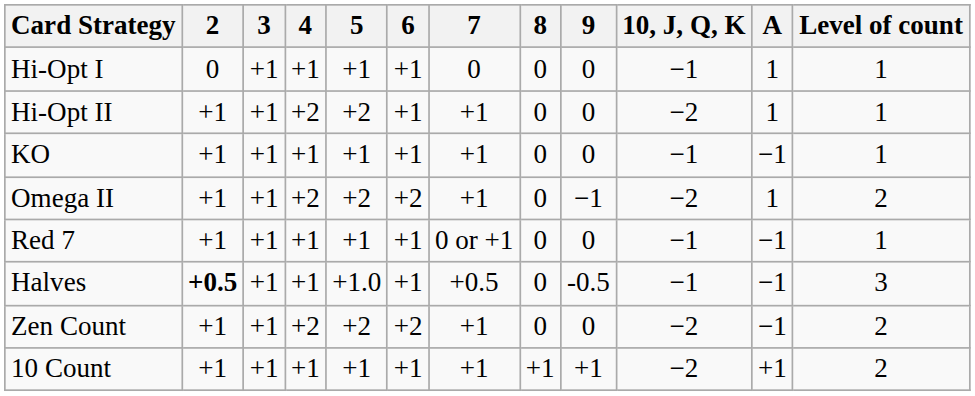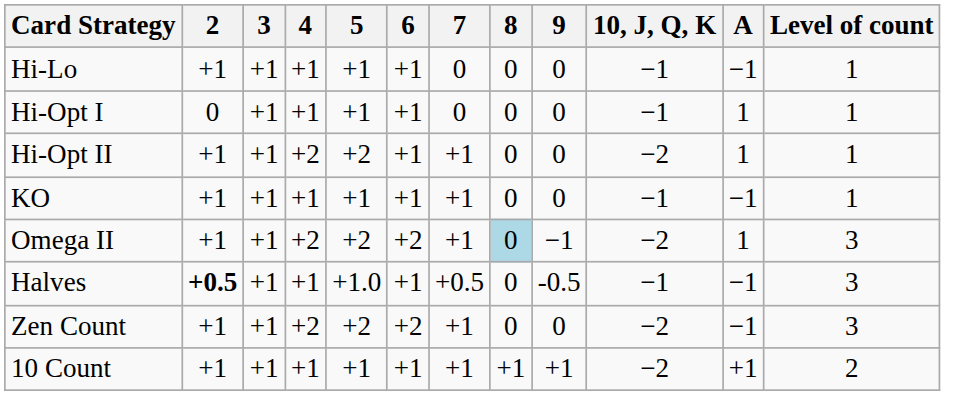+ row: (44, 68)
(540, 197) no background -> (511, 240) lightblue background
(881, 197) 2 -> (852, 240) 3
- row: (43, 240)
(881, 326) 2 -> (852, 326) 3
